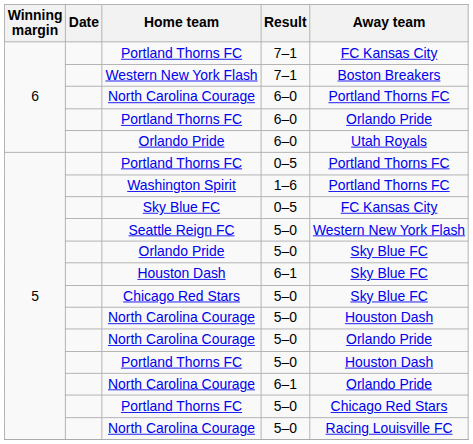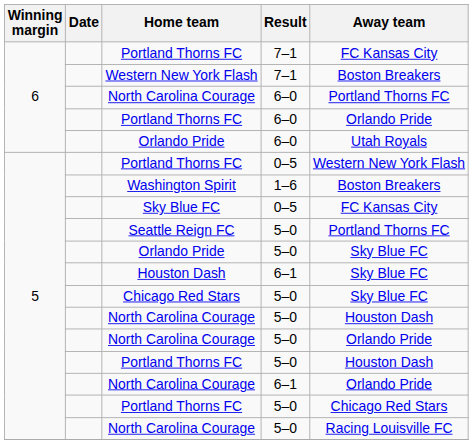(389, 163) Portland Thorns FC -> (389, 163) Western New York Flash
(389, 185) Portland Thorns FC -> (389, 185) Boston Breakers
(389, 229) Western New York Flash -> (389, 229) Portland Thorns FC
